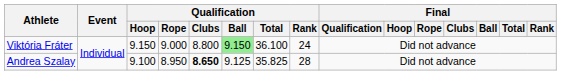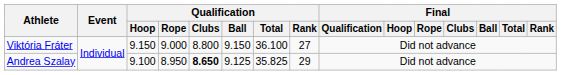(237, 45) lightgreen background -> (237, 45) no background
(305, 45) 24 -> (305, 45) 27
(305, 62) 28 -> (305, 62) 29
